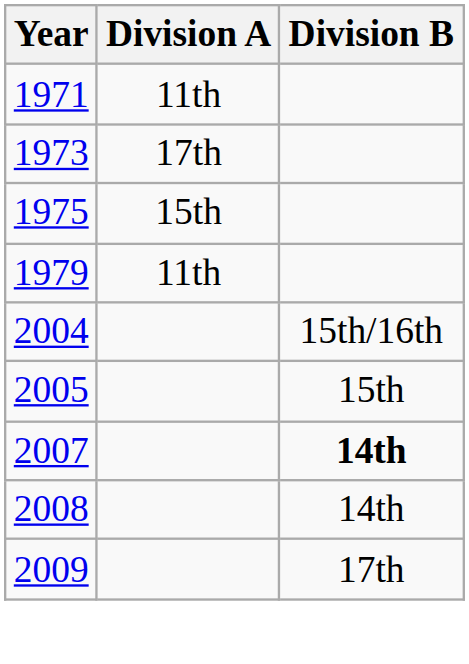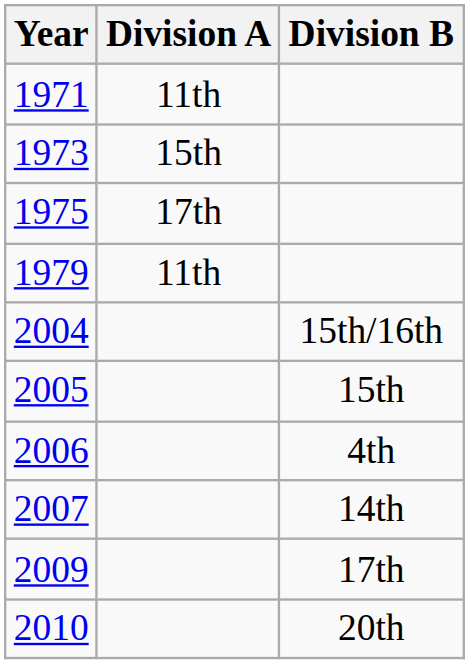(189, 152) 17th -> (189, 152) 15th
(189, 212) 15th -> (189, 212) 17th
+ row: (51, 449)
(371, 449) bold -> (371, 509) normal
- row: (51, 509)
+ row: (51, 627)
